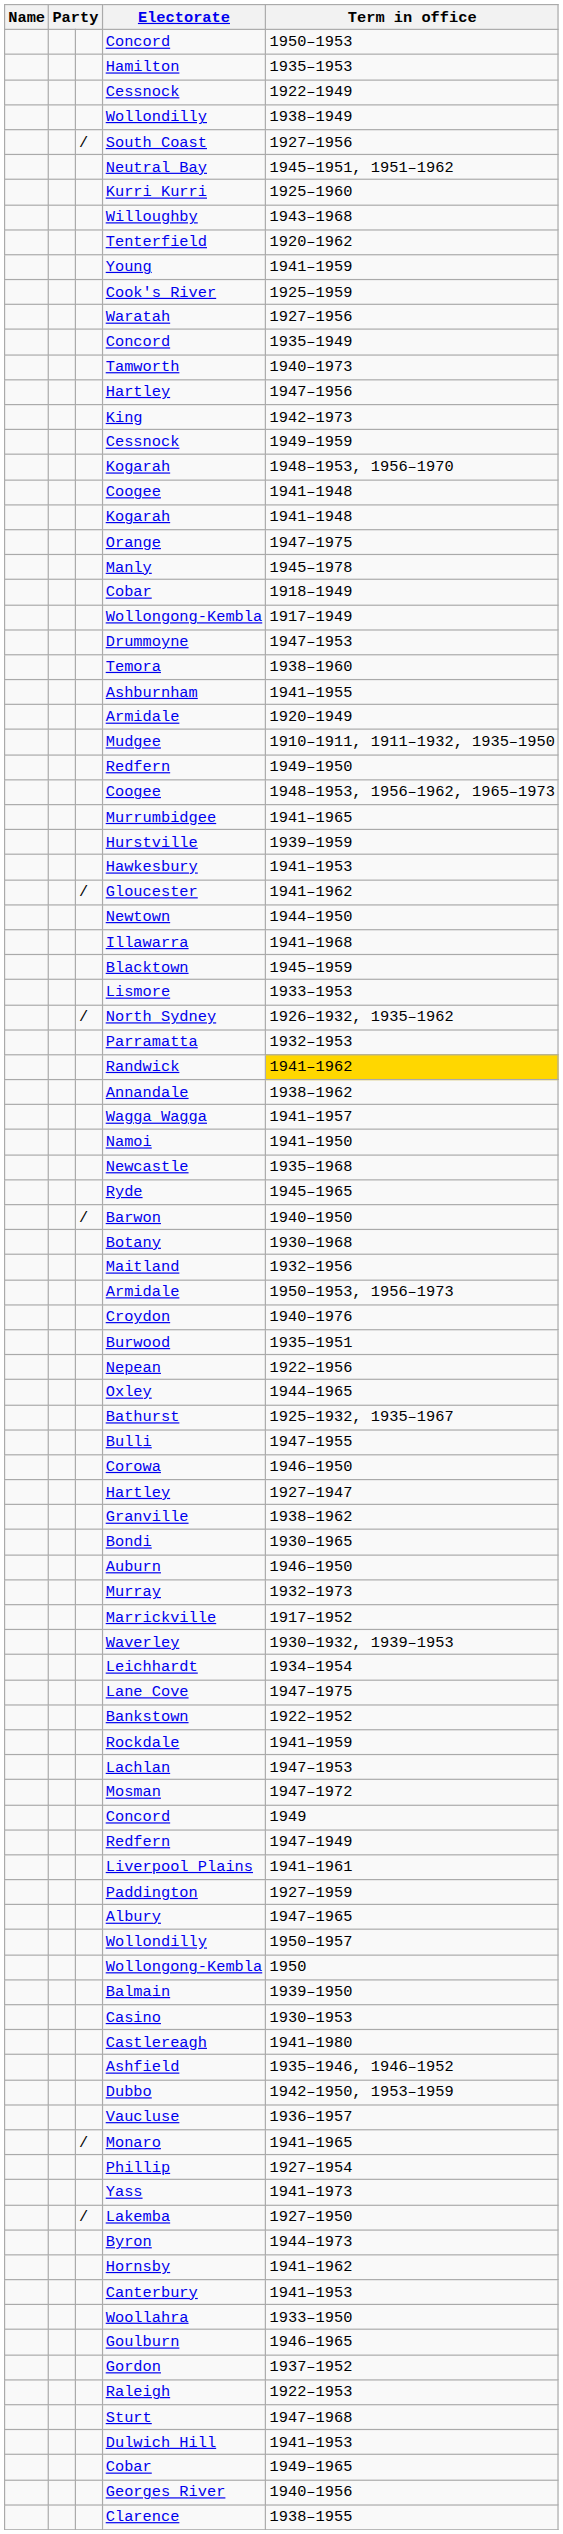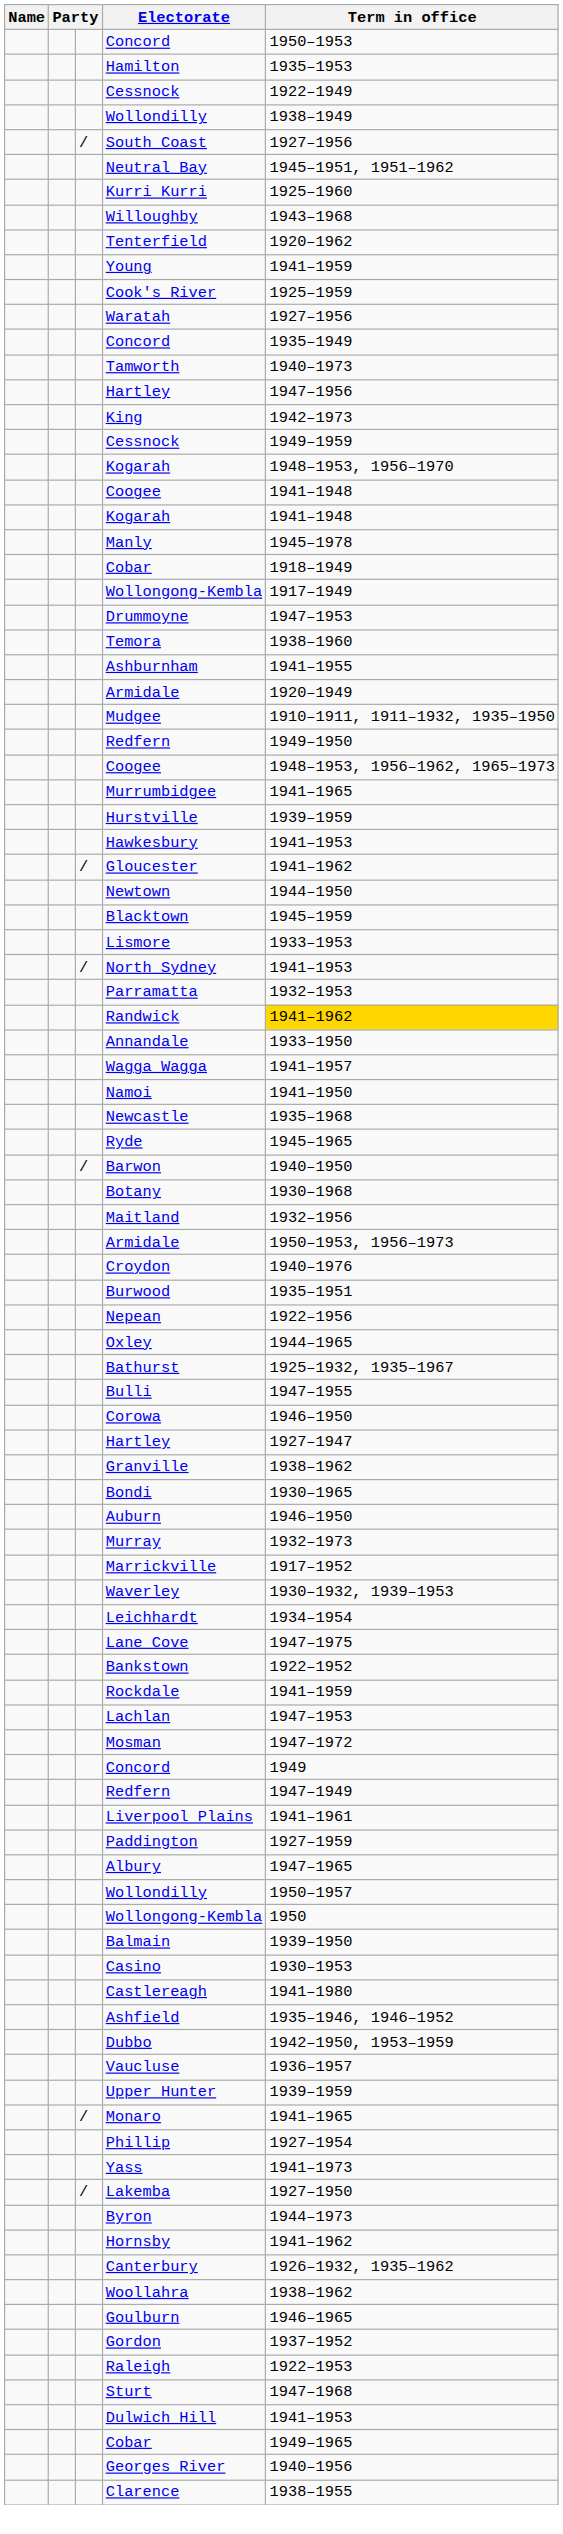- row: (89, 542)
- row: (89, 942)
(362, 1017) 1926–1932, 1935–1962 -> (311, 967) 1941–1953
(311, 1092) 1938–1962 -> (311, 1042) 1933–1950
+ row: (89, 2092)
(311, 2292) 1941–1953 -> (362, 2267) 1926–1932, 1935–1962
(311, 2317) 1933–1950 -> (311, 2292) 1938–1962
